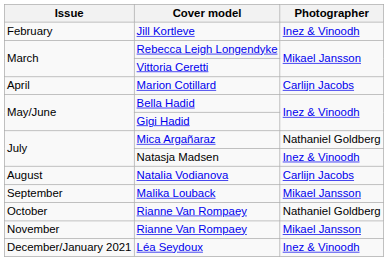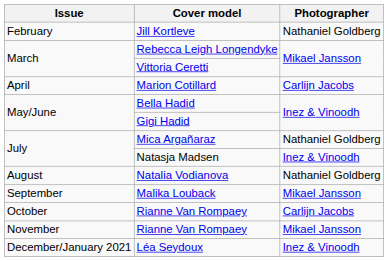(321, 31) Inez & Vinoodh -> (332, 31) Nathaniel Goldberg
(318, 175) Carlijn Jacobs -> (332, 175) Nathaniel Goldberg
(332, 211) Nathaniel Goldberg -> (318, 211) Carlijn Jacobs
